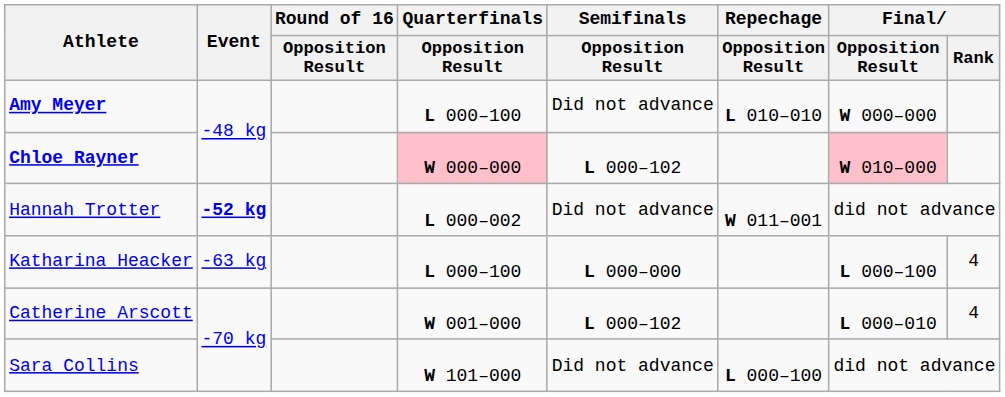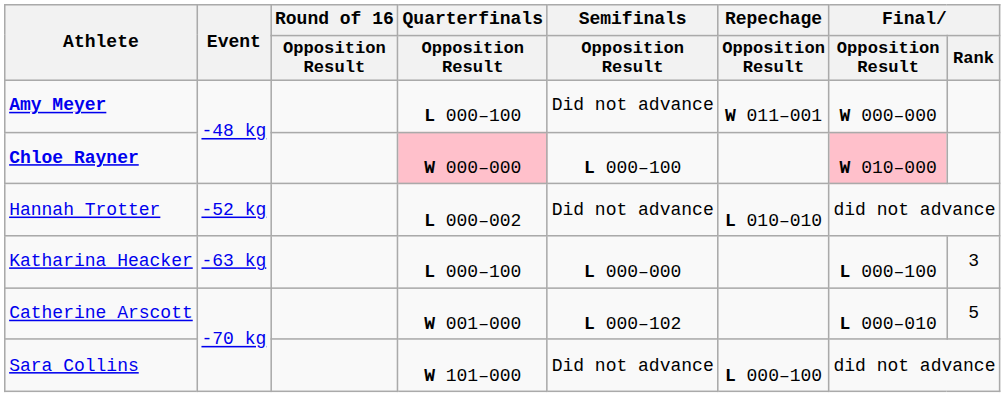(774, 117) L 010–010 -> (774, 117) W 011–001
(633, 169) L 000–102 -> (633, 169) L 000–100
(234, 210) bold -> (234, 210) normal
(774, 220) W 011–001 -> (774, 220) L 010–010
(974, 261) 4 -> (974, 261) 3
(974, 313) 4 -> (974, 313) 5
